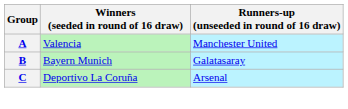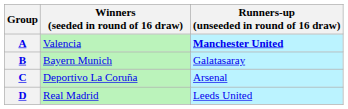(235, 43) normal -> (238, 43) bold
+ row: (22, 95)
